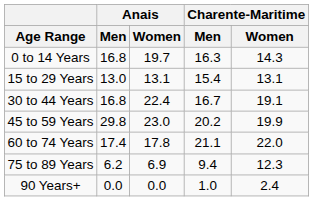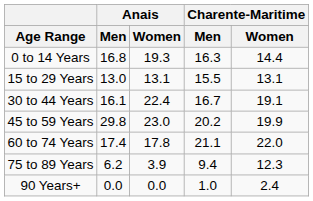(157, 57) 19.7 -> (157, 57) 19.3
(270, 57) 14.3 -> (270, 57) 14.4
(208, 79) 15.4 -> (208, 79) 15.5
(113, 100) 16.8 -> (113, 100) 16.1
(157, 164) 6.9 -> (157, 164) 3.9
